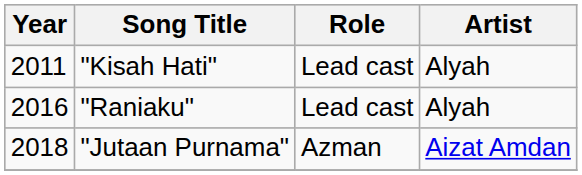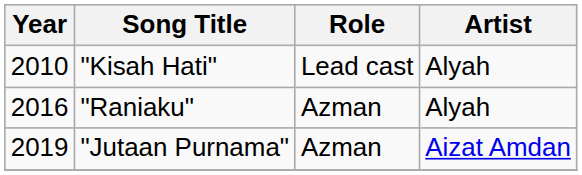(39, 66) 2011 -> (40, 66) 2010
(357, 107) Lead cast -> (341, 107) Azman
(40, 148) 2018 -> (40, 148) 2019
